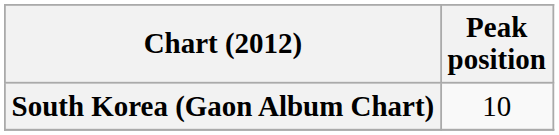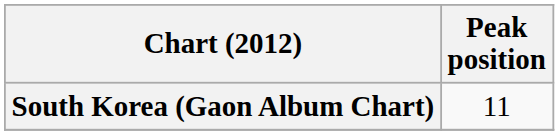(497, 105) 10 -> (497, 105) 11
